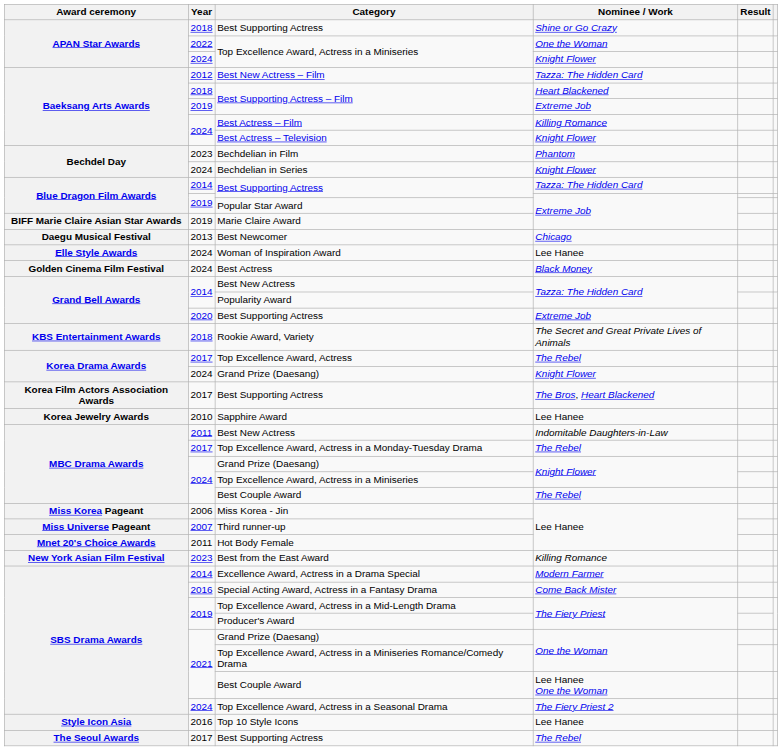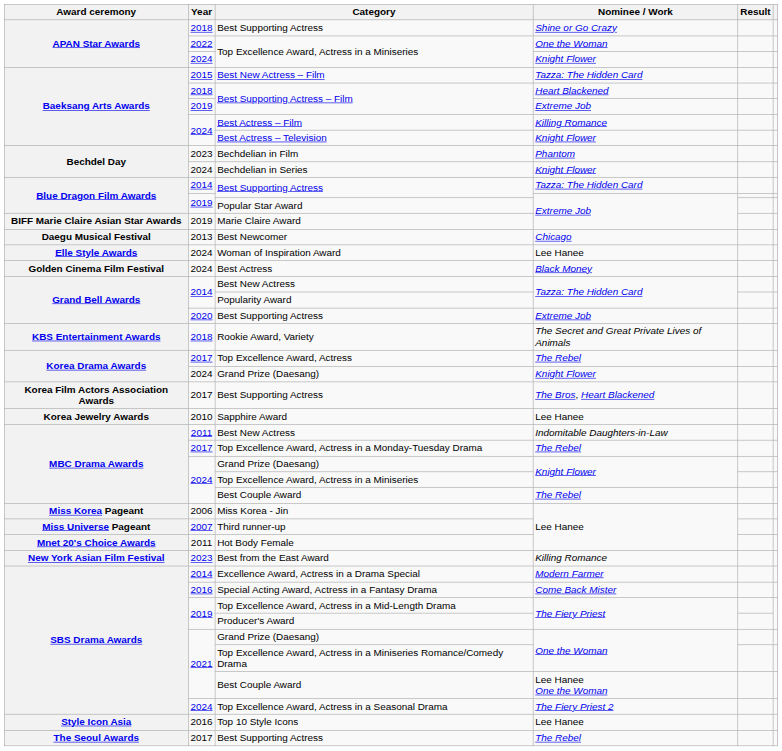(202, 75) 2012 -> (202, 75) 2015
